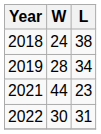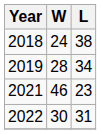(59, 91) 44 -> (59, 91) 46
